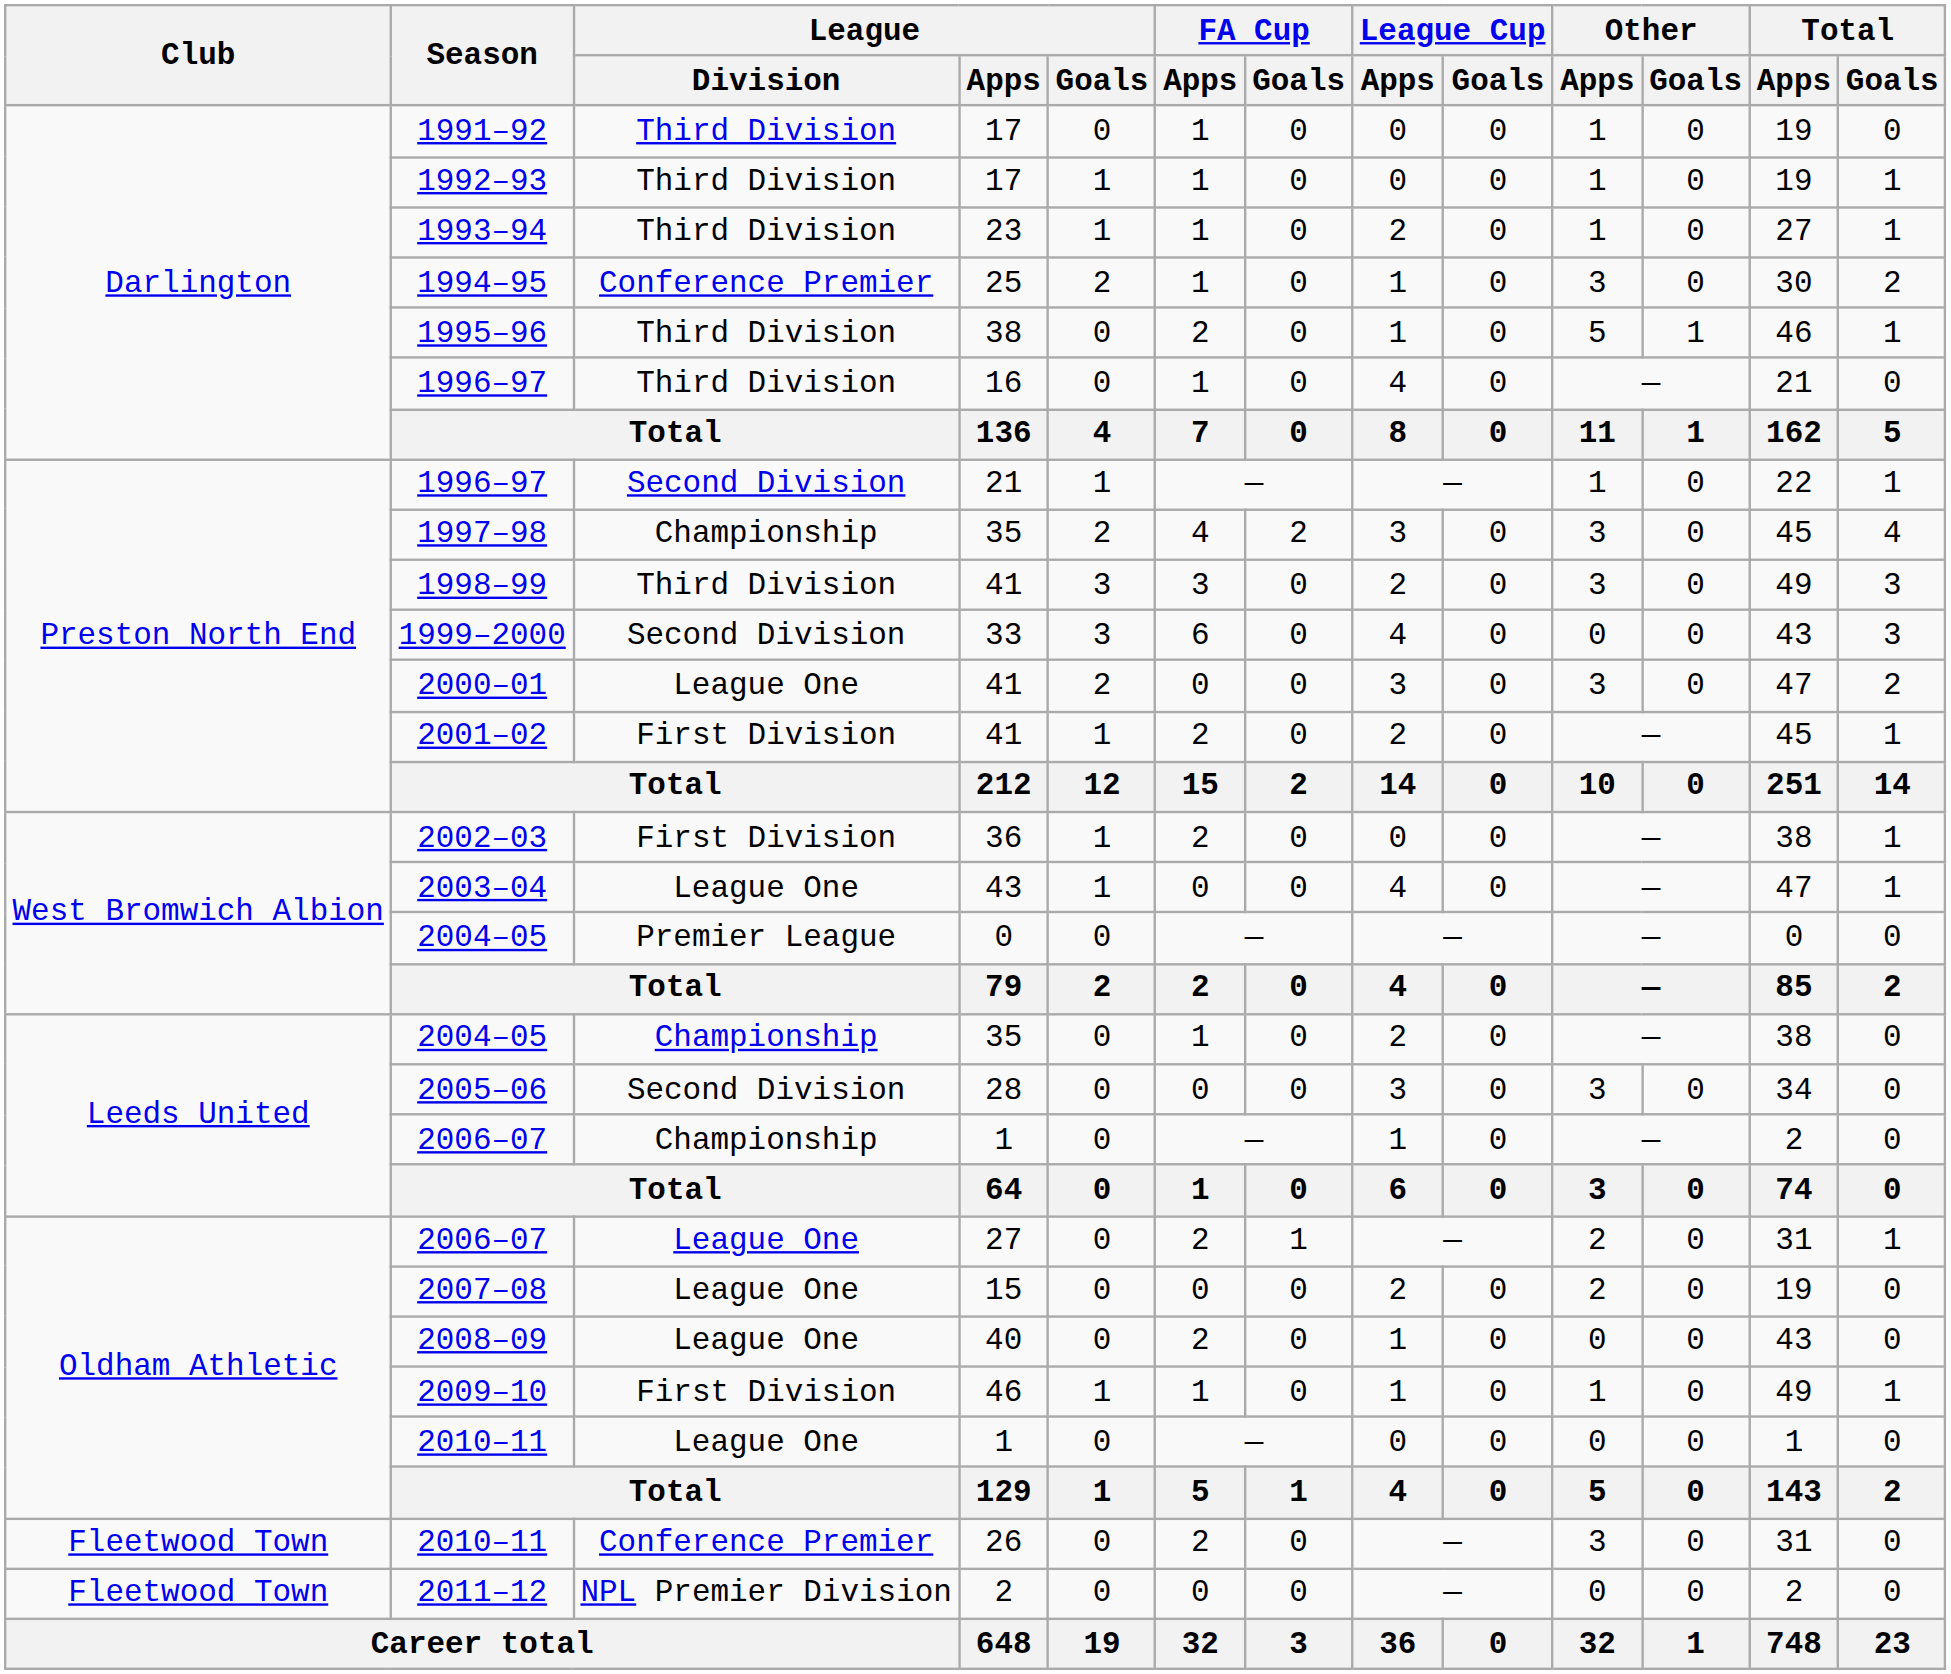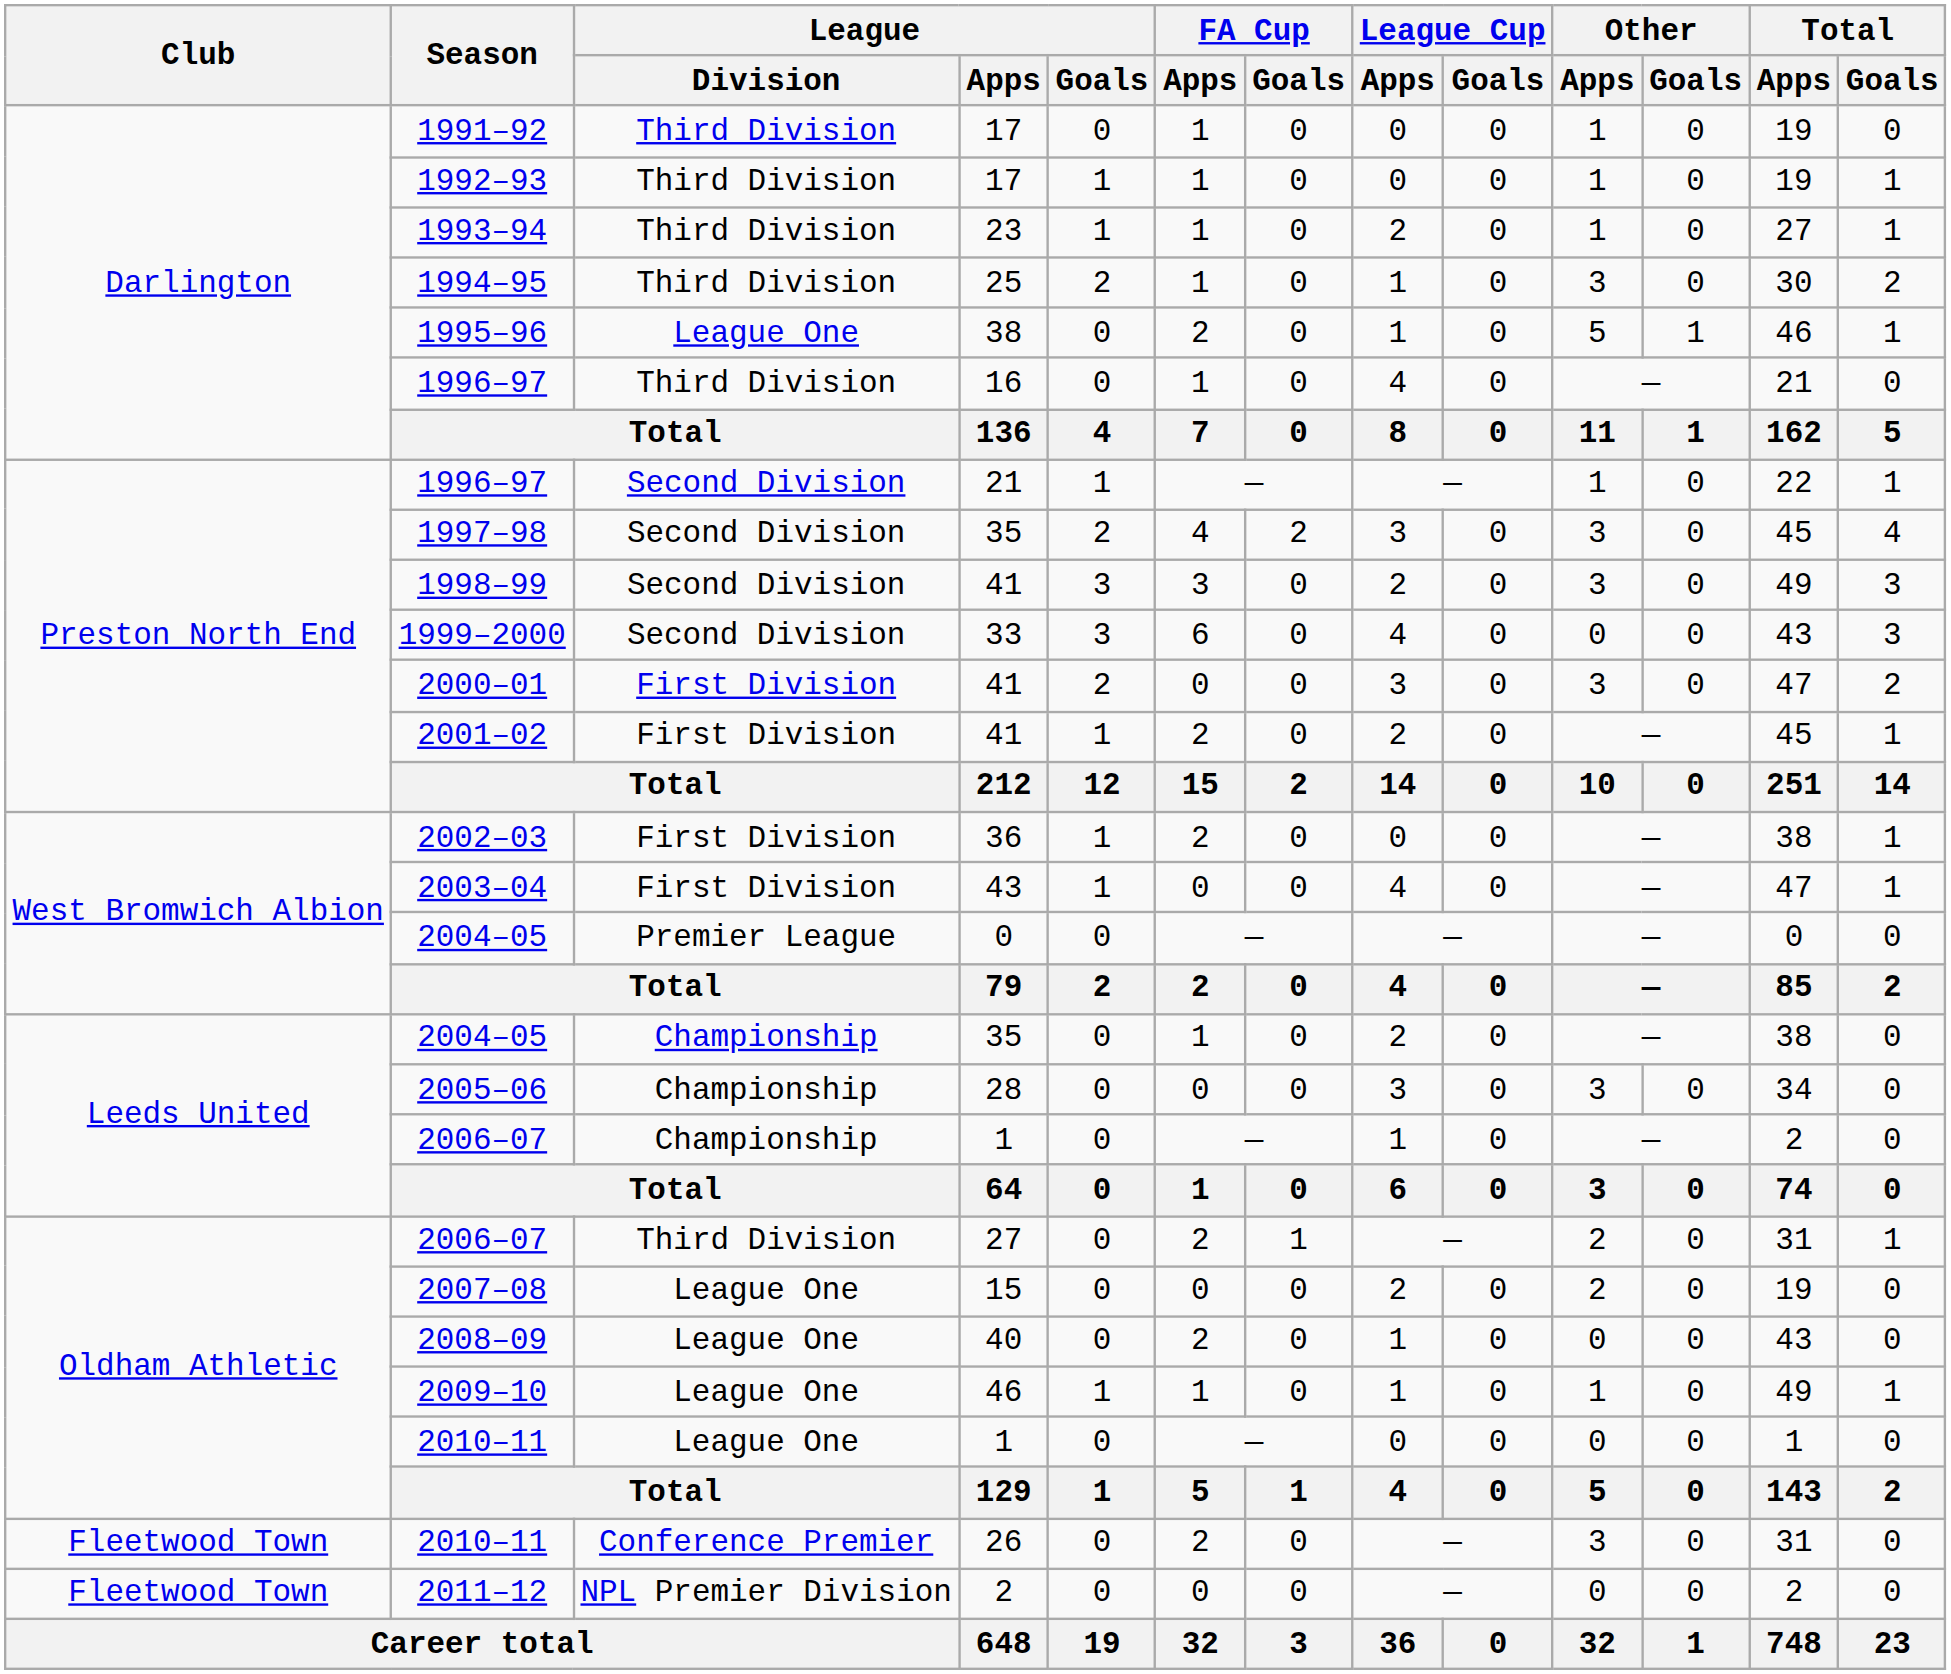(766, 283) Conference Premier -> (766, 283) Third Division
(766, 333) Third Division -> (766, 333) League One
(766, 535) Championship -> (766, 535) Second Division
(766, 585) Third Division -> (766, 585) Second Division
(766, 686) League One -> (766, 686) First Division
(766, 888) League One -> (766, 888) First Division
(766, 1089) Second Division -> (766, 1089) Championship
(766, 1241) League One -> (766, 1241) Third Division
(766, 1392) First Division -> (766, 1392) League One
